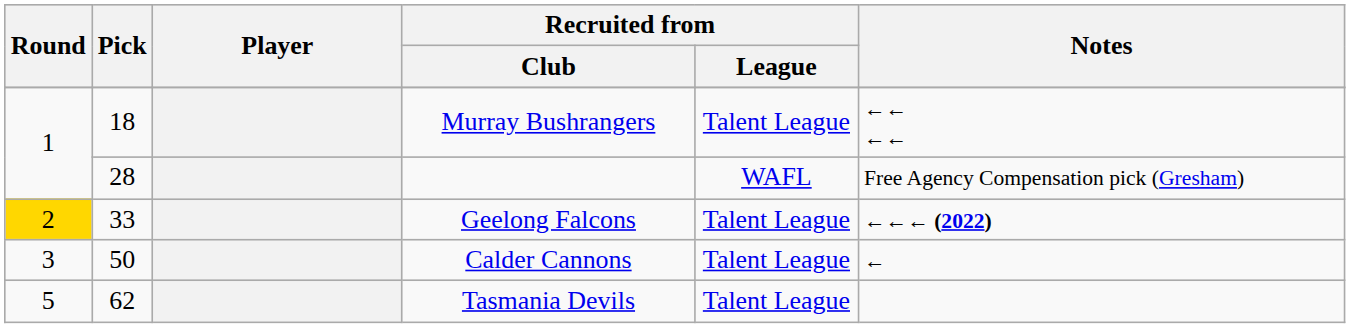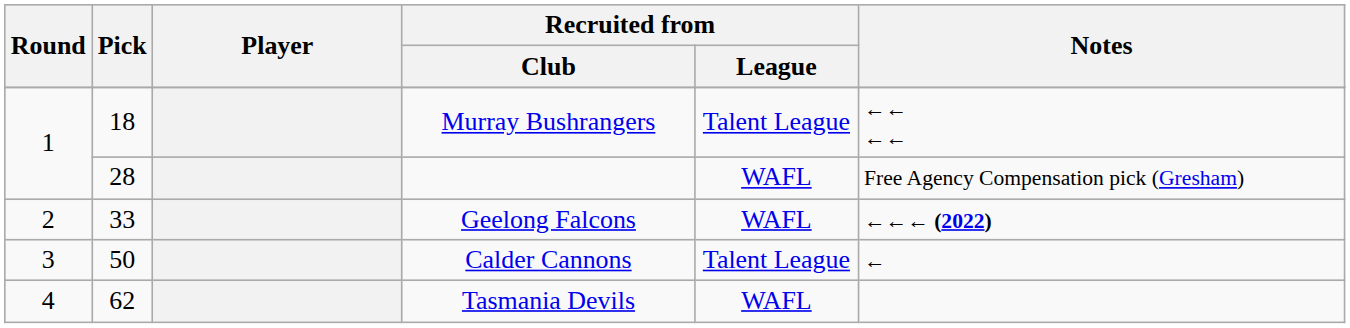(48, 218) gold background -> (48, 218) no background
(776, 218) Talent League -> (776, 218) WAFL
(48, 300) 5 -> (48, 300) 4
(776, 300) Talent League -> (776, 300) WAFL
